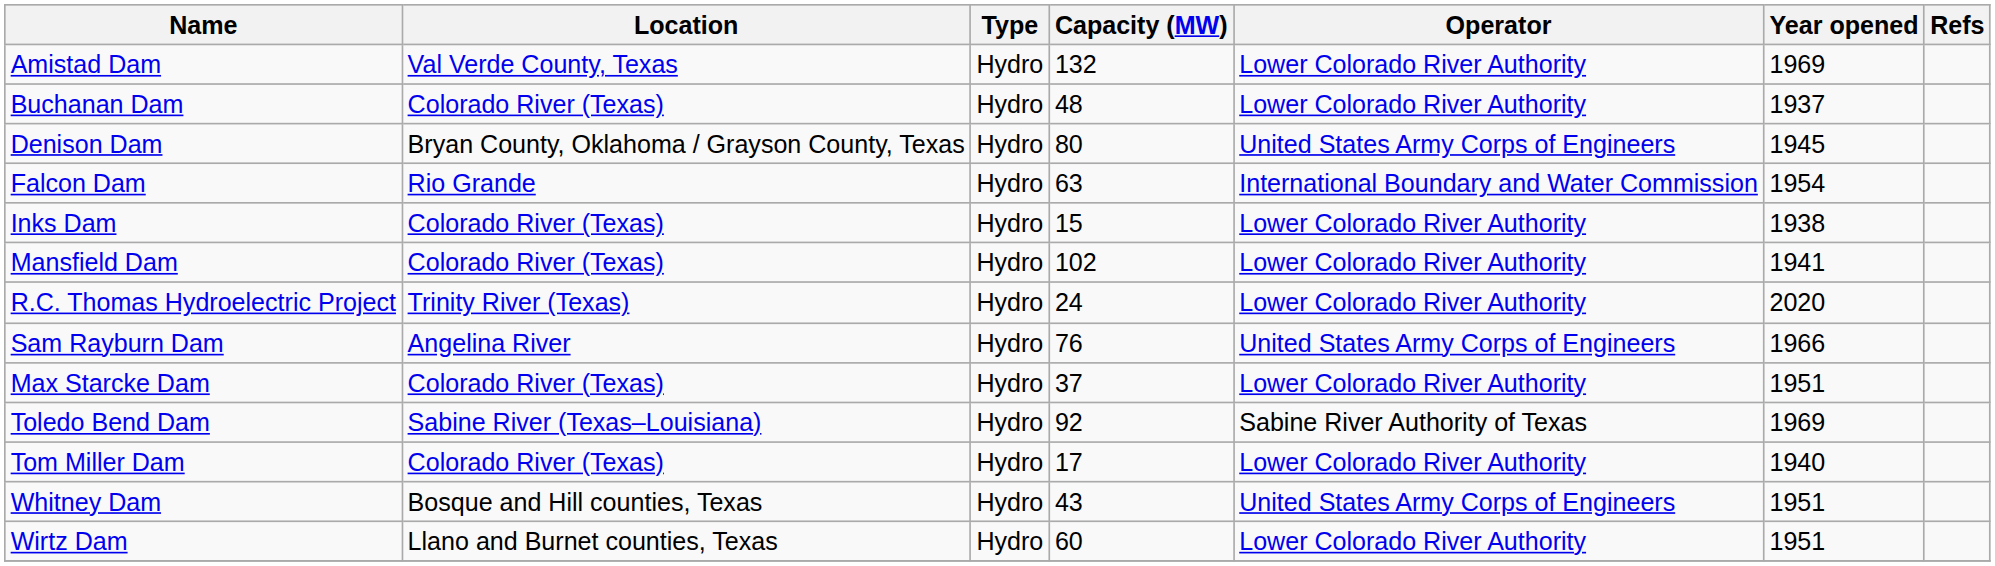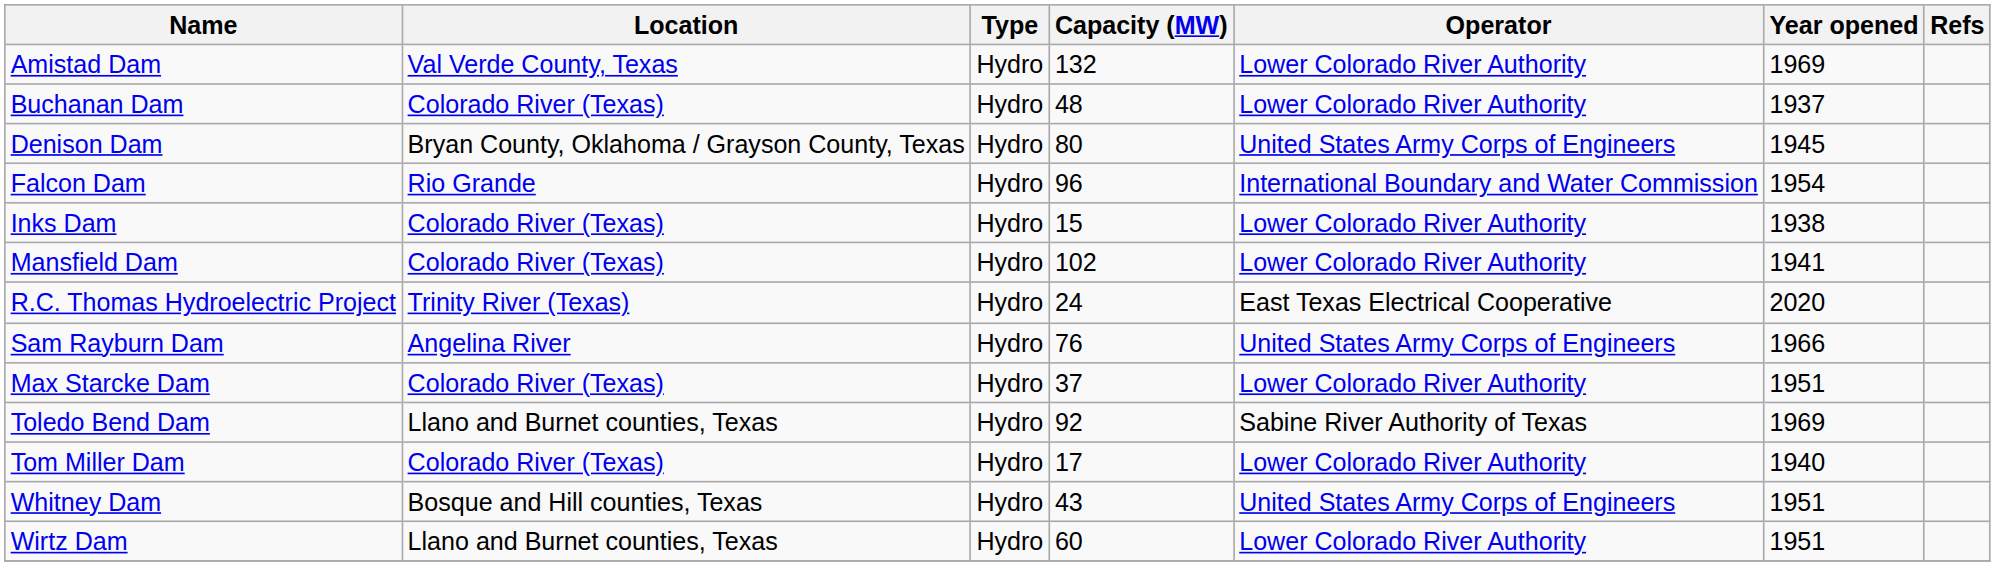(1069, 184) 63 -> (1069, 184) 96
(1413, 303) Lower Colorado River Authority -> (1426, 303) East Texas Electrical Cooperative
(585, 422) Sabine River (Texas–Louisiana) -> (593, 422) Llano and Burnet counties, Texas
